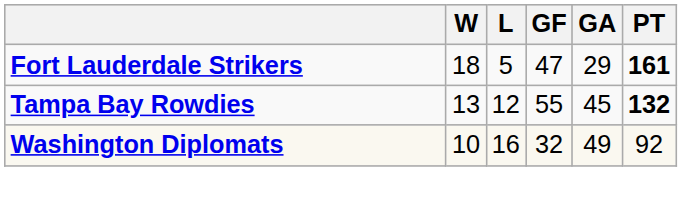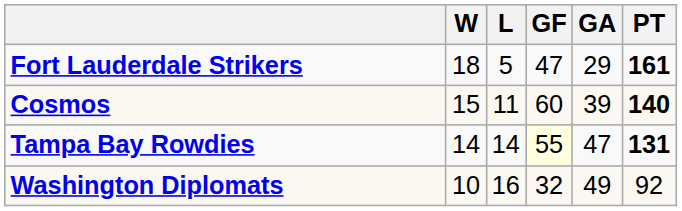+ row: (60, 104)
(466, 104) 13 -> (466, 144) 14
(506, 104) 12 -> (506, 144) 14
(549, 104) no background -> (549, 144) lightyellow background
(597, 104) 45 -> (597, 144) 47
(649, 104) 132 -> (649, 144) 131
